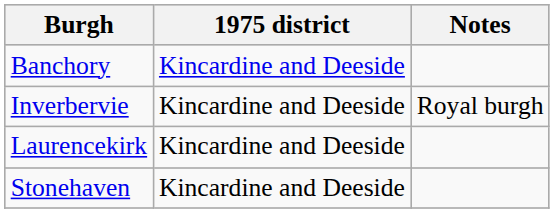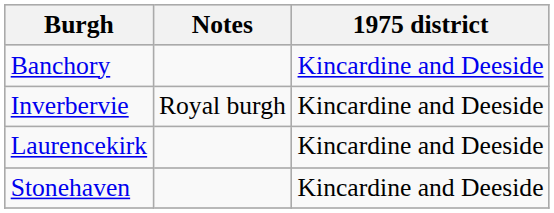columns swapped: (480, 24) <-> (282, 24)
